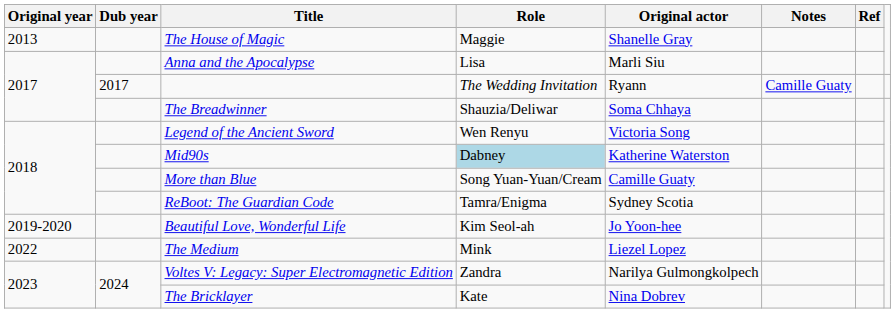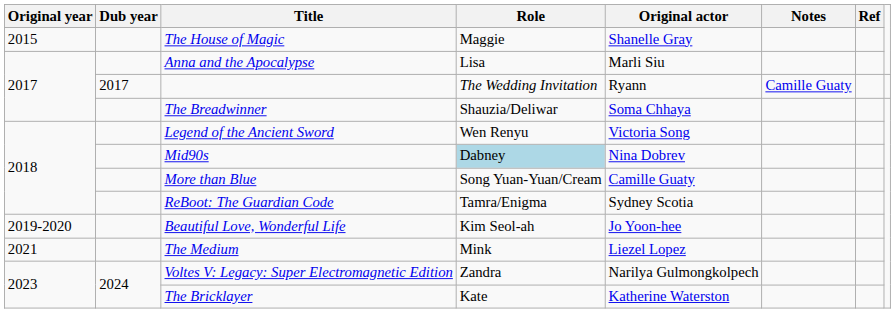(23, 39) 2013 -> (23, 39) 2015
(669, 156) Katherine Waterston -> (647, 156) Nina Dobrev
(23, 249) 2022 -> (23, 249) 2021
(647, 296) Nina Dobrev -> (669, 296) Katherine Waterston
